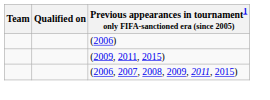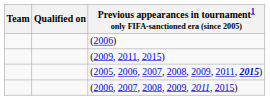+ row: (176, 72)
